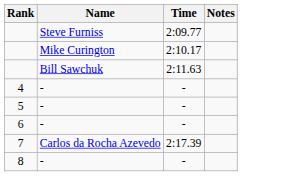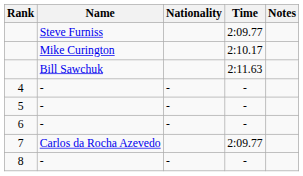+ column: (194, 13)
(184, 143) 2:17.39 -> (245, 143) 2:09.77
